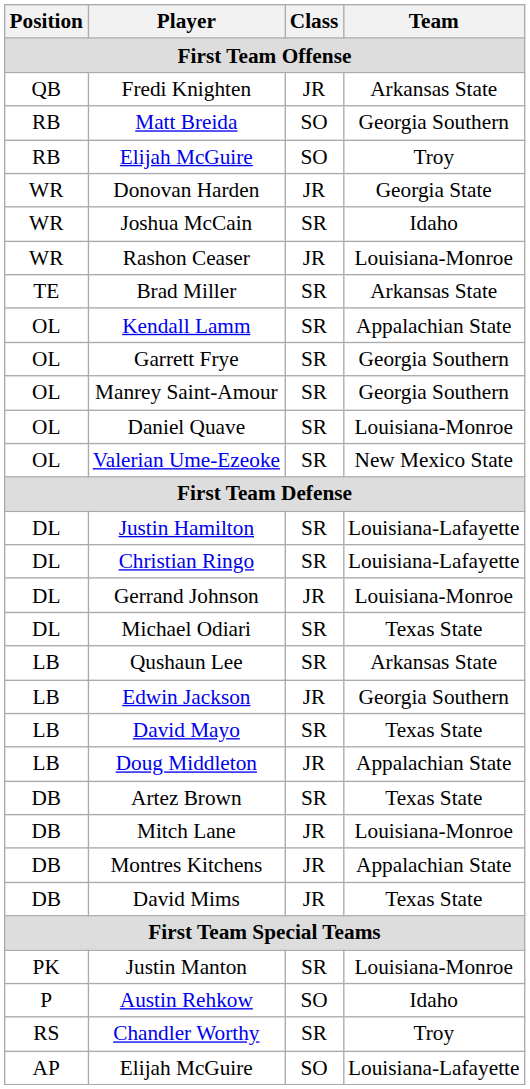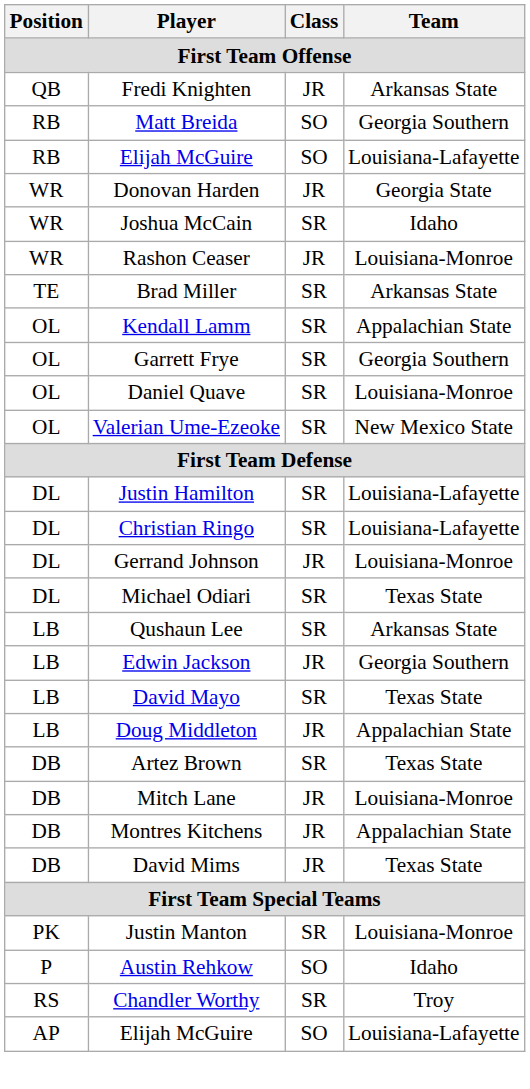(434, 156) Troy -> (434, 156) Louisiana-Lafayette
- row: (46, 392)
